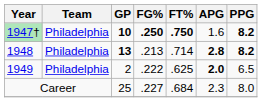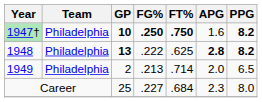(152, 51) .213 -> (152, 51) .222
(182, 51) .714 -> (182, 51) .625
(152, 69) .222 -> (152, 69) .213
(182, 69) .625 -> (182, 69) .714
(216, 69) bold -> (216, 69) normal
